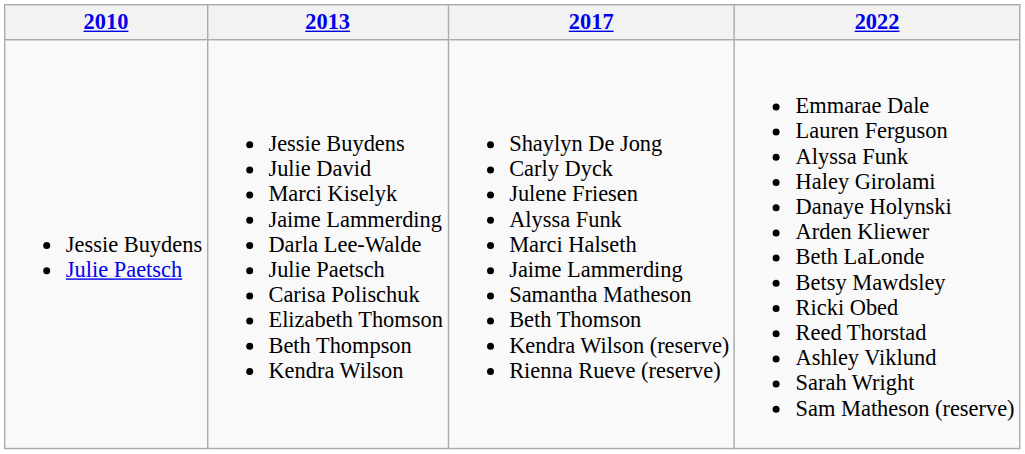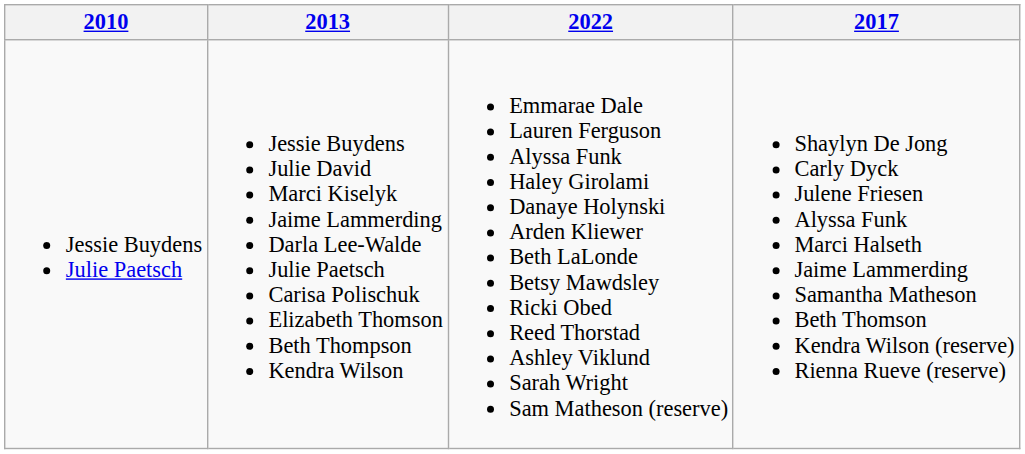columns swapped: (591, 22) <-> (877, 22)
